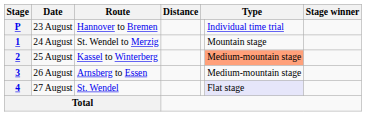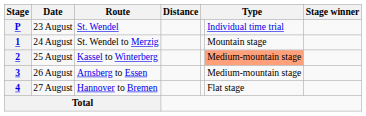(117, 27) Hannover to Bremen -> (98, 27) St. Wendel
(98, 88) St. Wendel -> (117, 88) Hannover to Bremen
(226, 88) lavender background -> (226, 88) no background
